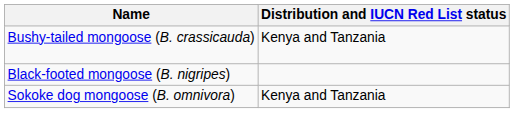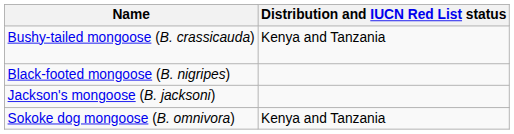+ row: (111, 96)
